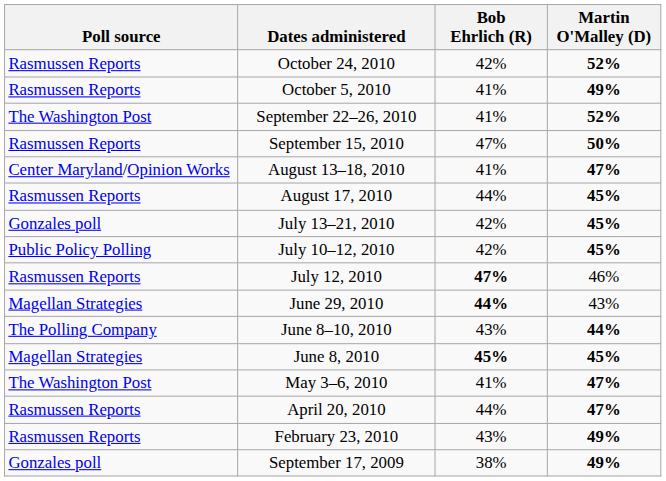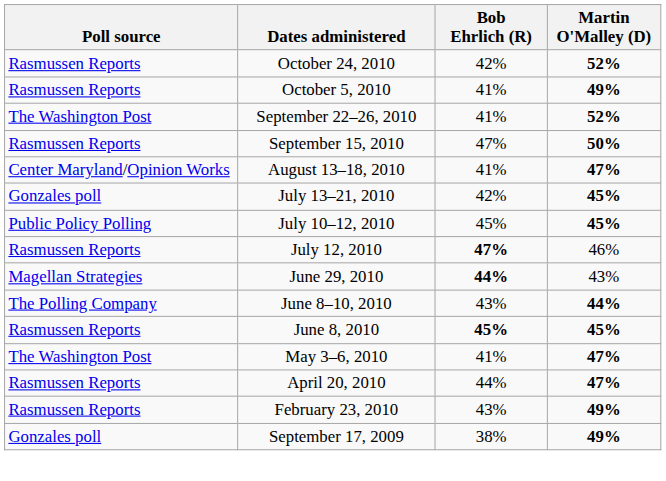- row: (336, 196)
(491, 249) 42% -> (491, 223) 45%
(75, 356) Magellan Strategies -> (74, 329) Rasmussen Reports
